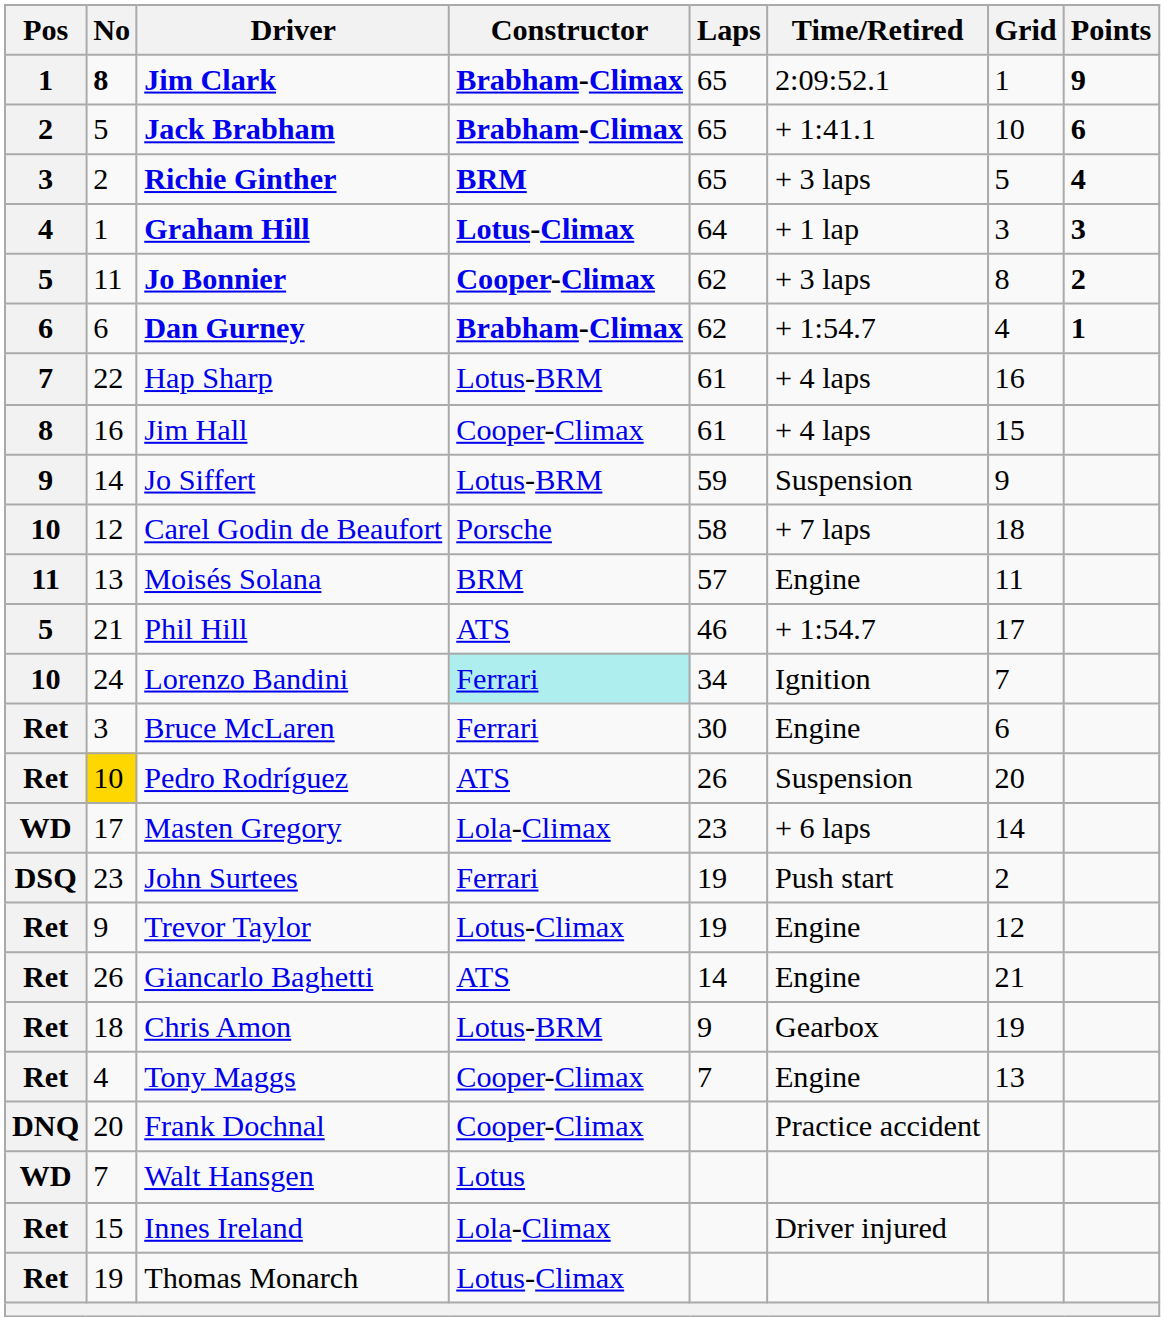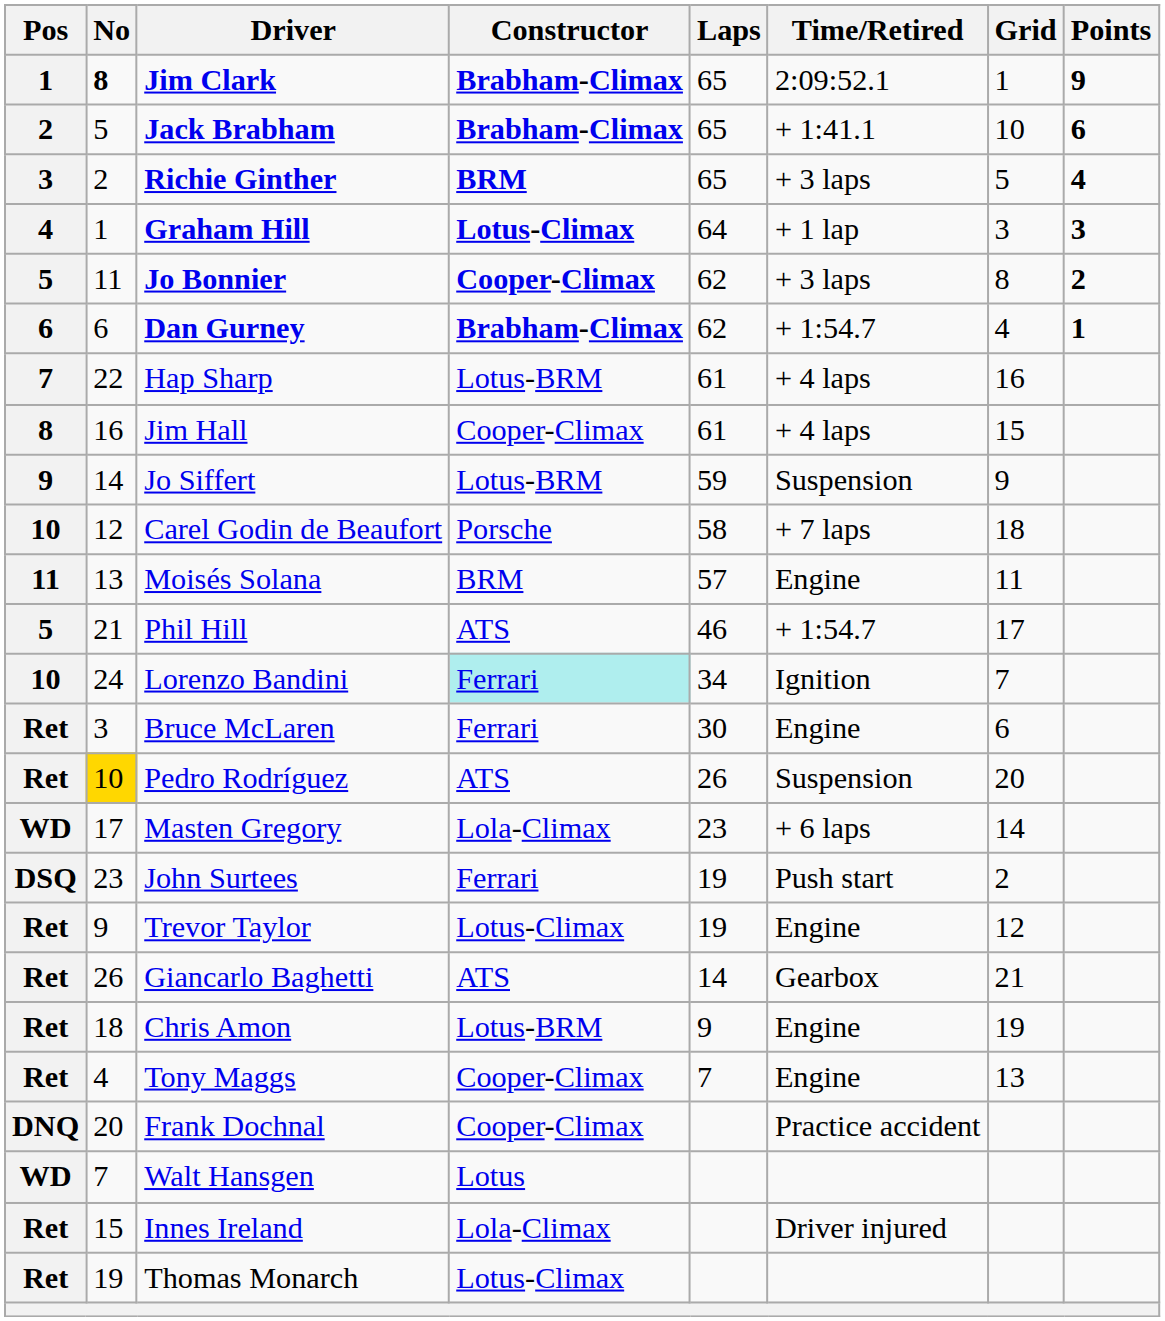(818, 977) Engine -> (827, 977) Gearbox
(827, 1027) Gearbox -> (818, 1027) Engine
